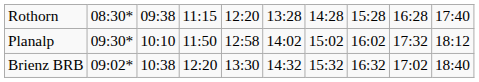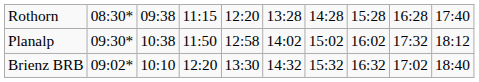(158, 41) 10:10 -> (158, 41) 10:38
(158, 65) 10:38 -> (158, 65) 10:10
